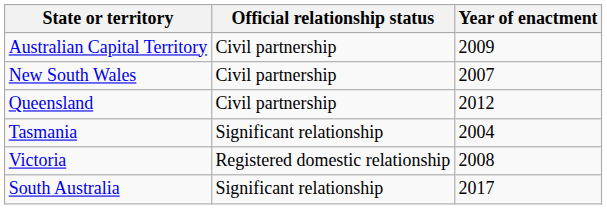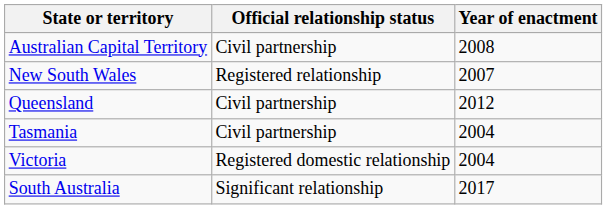(477, 47) 2009 -> (477, 47) 2008
(276, 75) Civil partnership -> (298, 75) Registered relationship
(299, 132) Significant relationship -> (276, 132) Civil partnership
(477, 160) 2008 -> (477, 160) 2004
